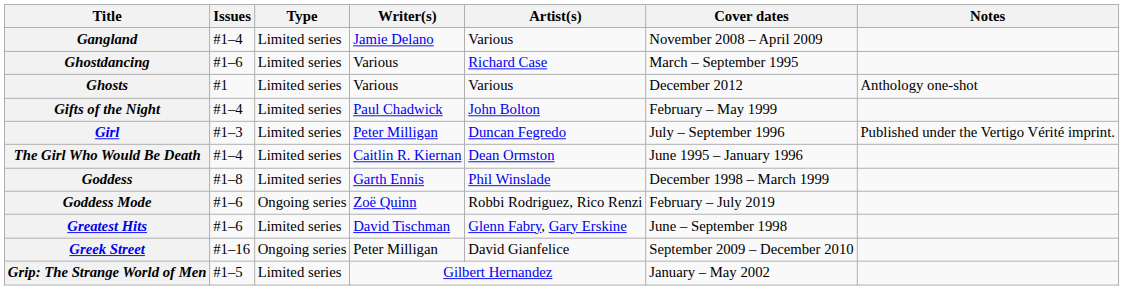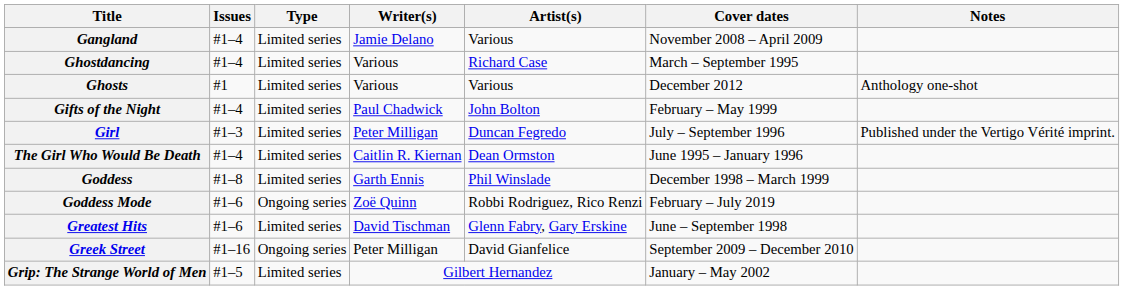(228, 62) #1–6 -> (228, 62) #1–4
